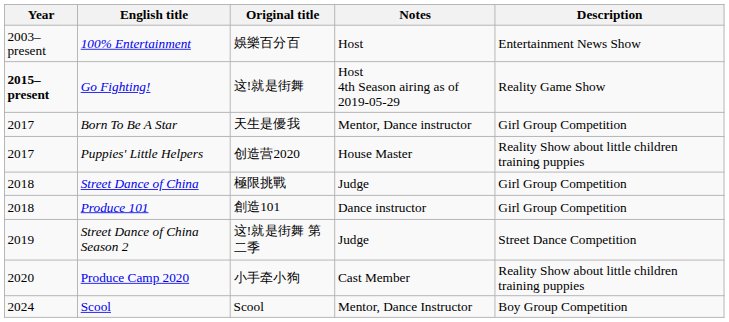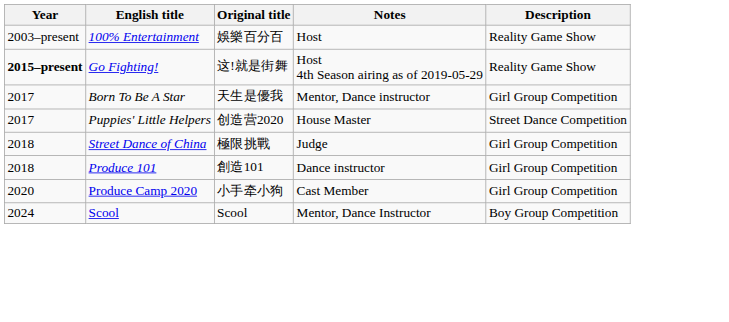(570, 43) Entertainment News Show -> (542, 37) Reality Game Show
(588, 154) Reality Show about little children training puppies -> (558, 120) Street Dance Competition
- row: (140, 239)
(588, 278) Reality Show about little children training puppies -> (553, 191) Girl Group Competition
